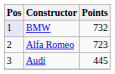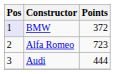(101, 28) 732 -> (101, 28) 372
(101, 60) 445 -> (101, 60) 444
